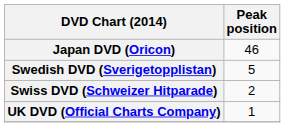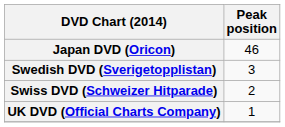(252, 70) 5 -> (252, 70) 3
